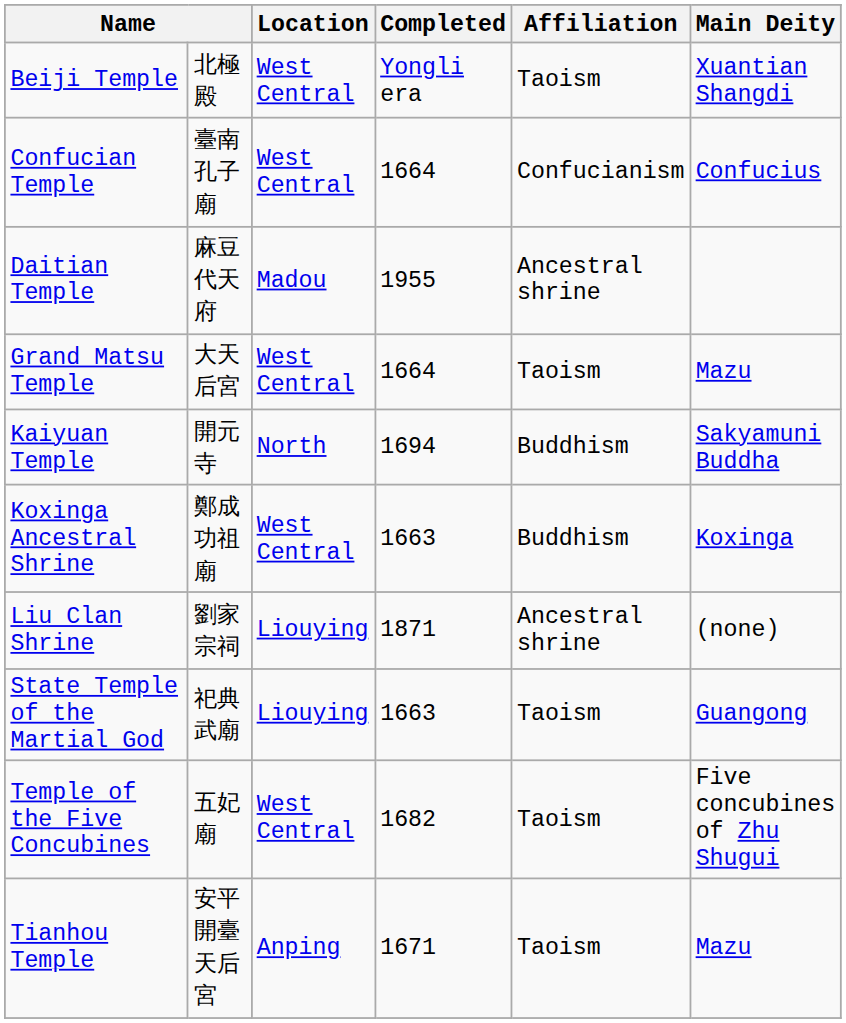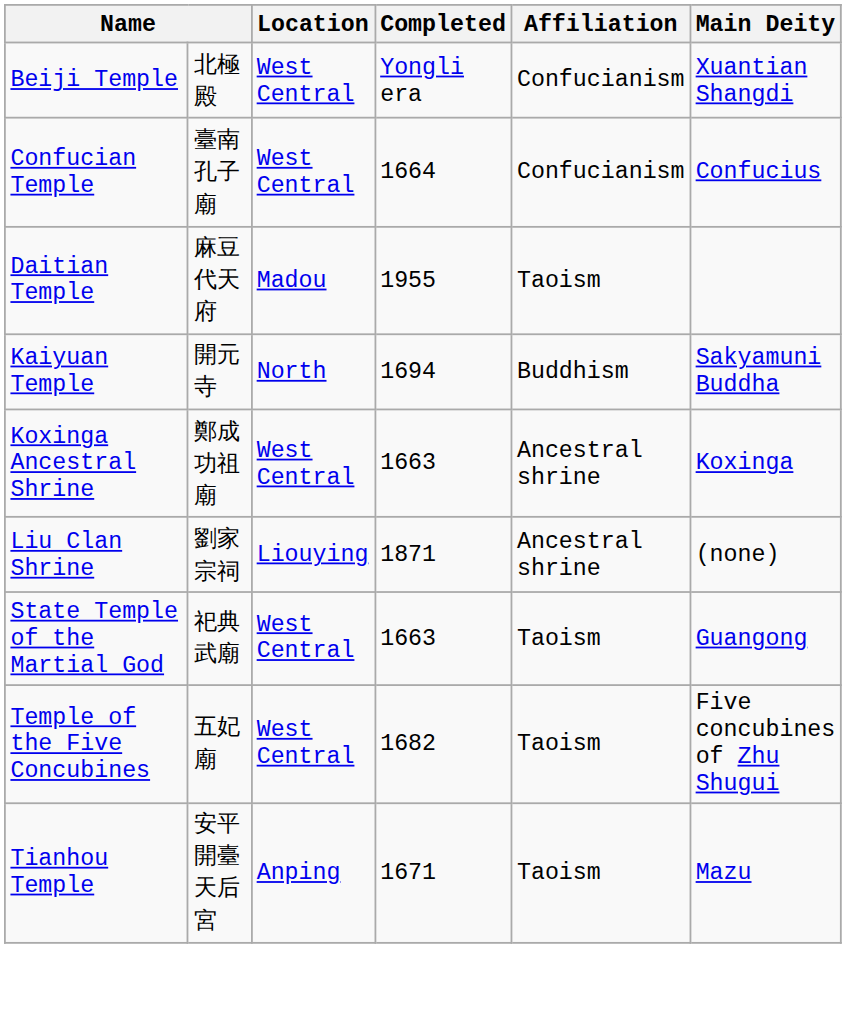(559, 81) Taoism -> (601, 81) Confucianism
(580, 280) Ancestral shrine -> (559, 280) Taoism
- row: (87, 372)
(573, 539) Buddhism -> (580, 463) Ancestral shrine
(313, 714) Liouying -> (306, 638) West Central
